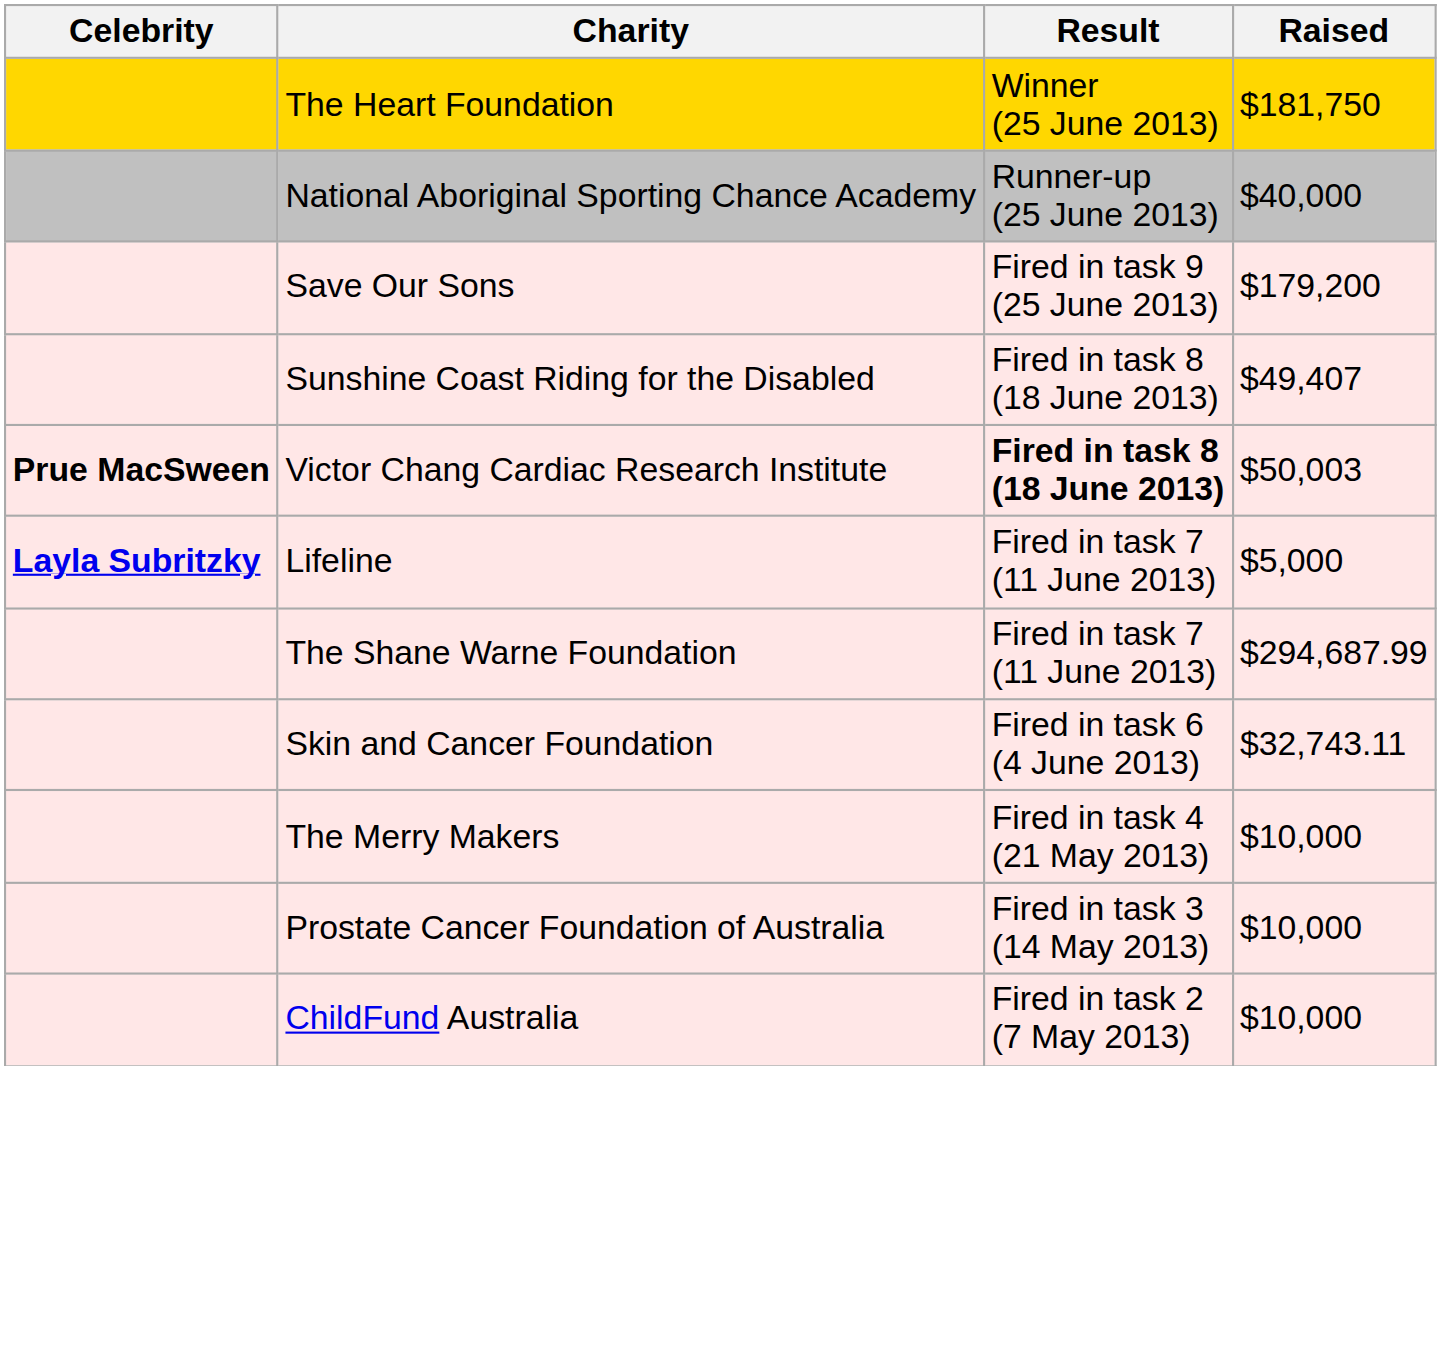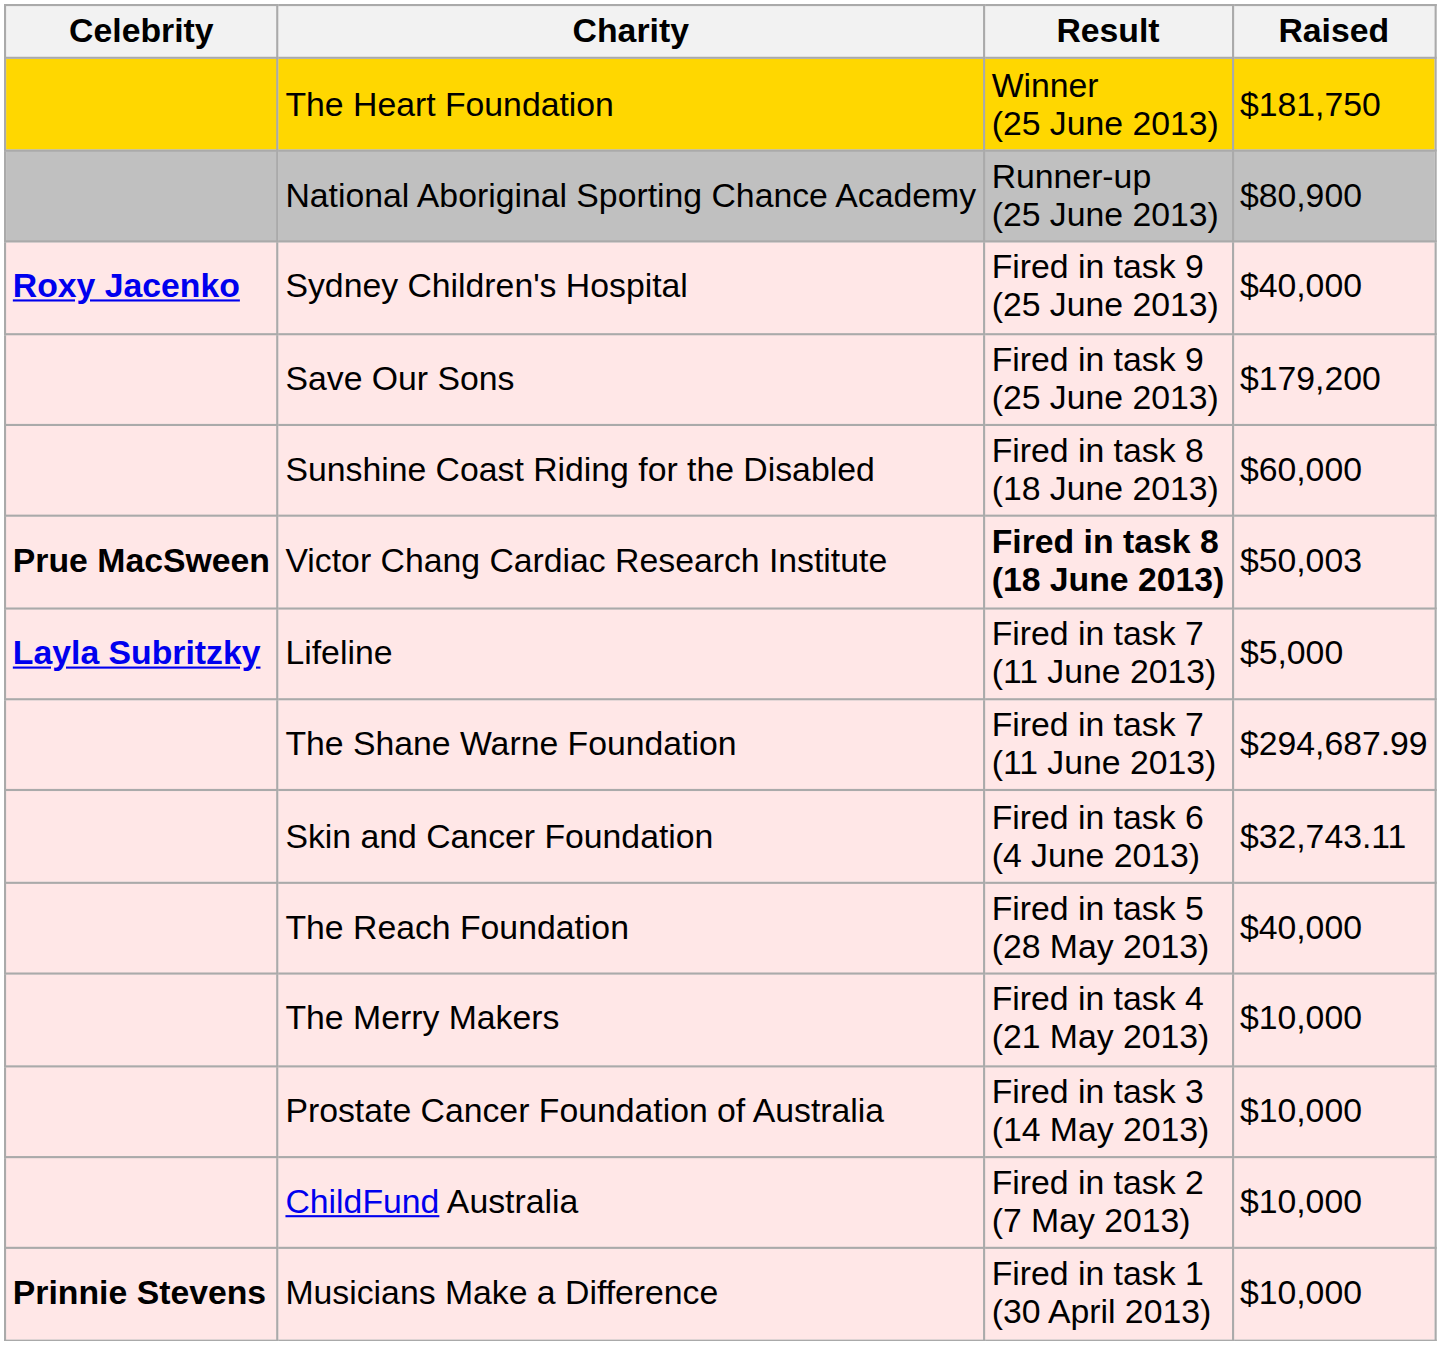(1301, 195) $40,000 -> (1301, 195) $80,900
+ row: (487, 286)
(1301, 378) $49,407 -> (1301, 469) $60,000
+ row: (457, 927)
+ row: (502, 1293)
